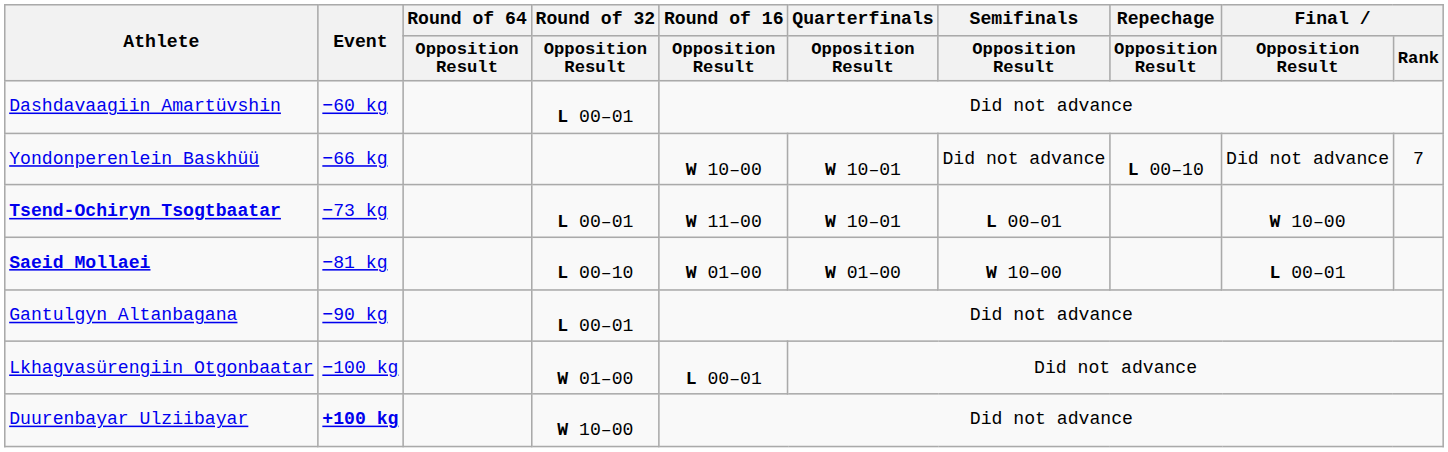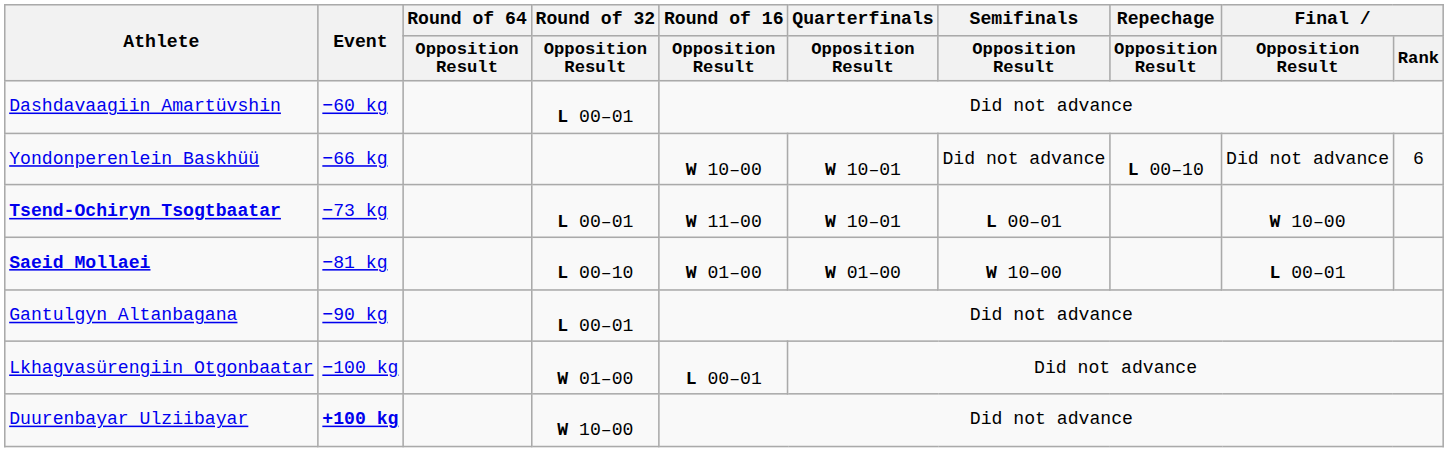(1418, 159) 7 -> (1418, 159) 6
